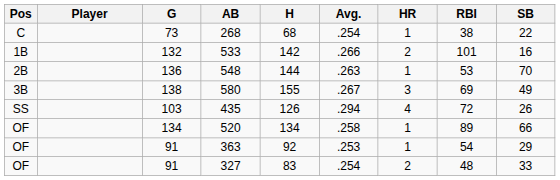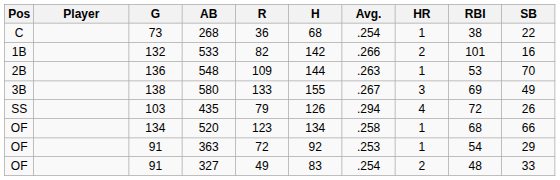+ column: (262, 14)
(467, 128) 89 -> (475, 128) 68
